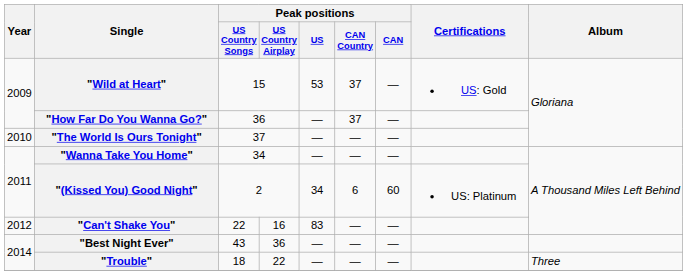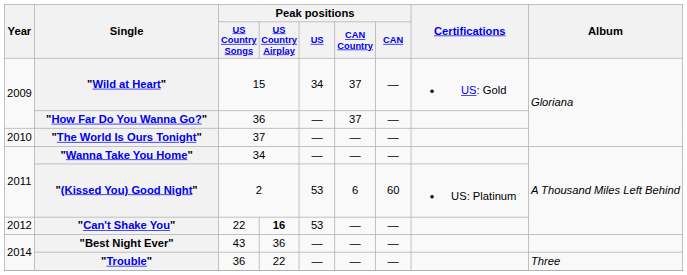(317, 84) 53 -> (317, 84) 34
(317, 190) 34 -> (317, 190) 53
(279, 225) normal -> (279, 225) bold
(317, 225) 83 -> (317, 225) 53
(239, 261) 18 -> (239, 261) 36
